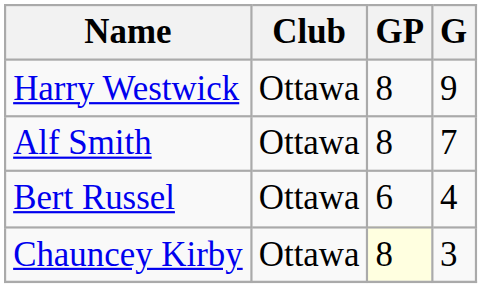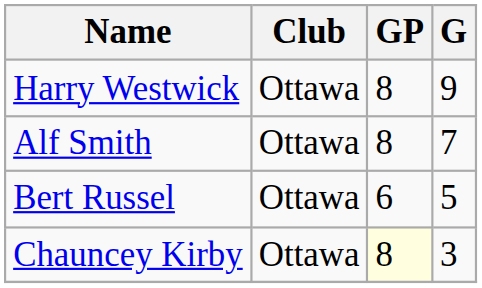(449, 198) 4 -> (449, 198) 5
